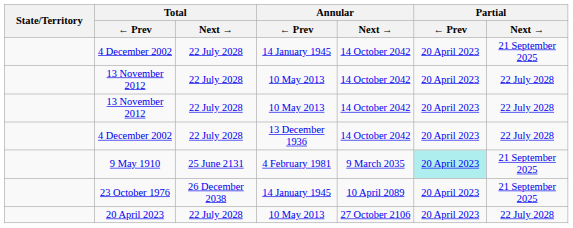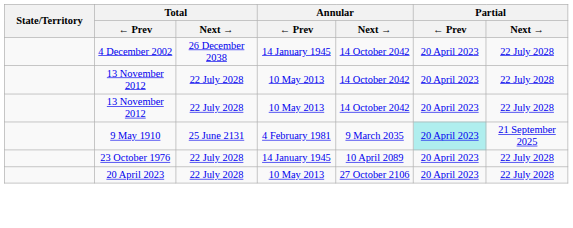(216, 51) 22 July 2028 -> (216, 51) 26 December 2038
(527, 51) 21 September 2025 -> (527, 51) 22 July 2028
- row: (135, 136)
(216, 192) 26 December 2038 -> (216, 158) 22 July 2028
(527, 192) 21 September 2025 -> (527, 158) 22 July 2028
